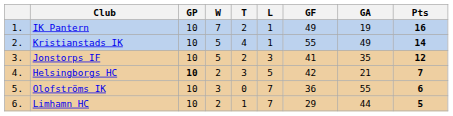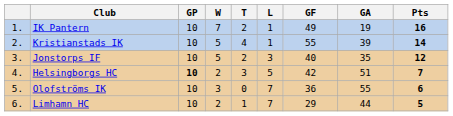(365, 42) 49 -> (365, 42) 39
(311, 58) 41 -> (311, 58) 40
(365, 73) 21 -> (365, 73) 51
